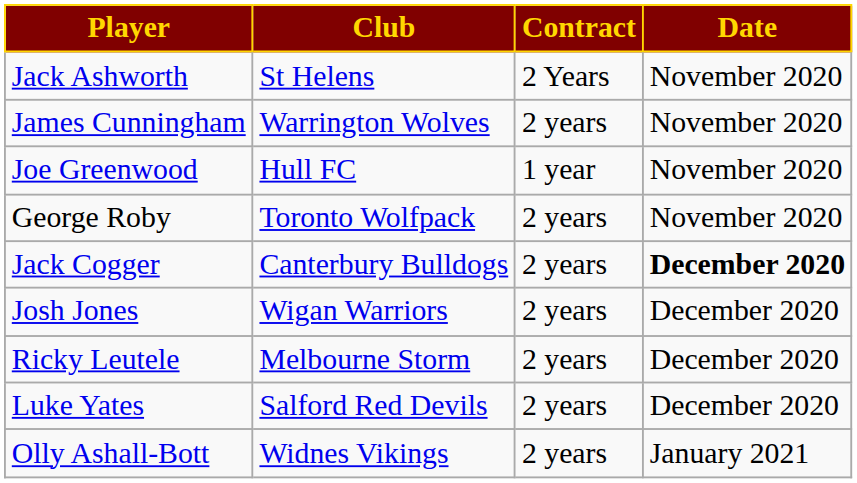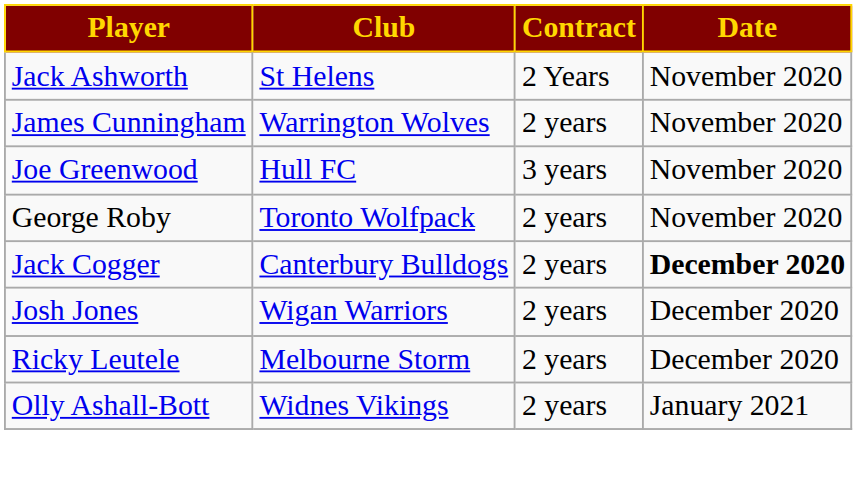(559, 169) 1 year -> (565, 169) 3 years
- row: (78, 405)
